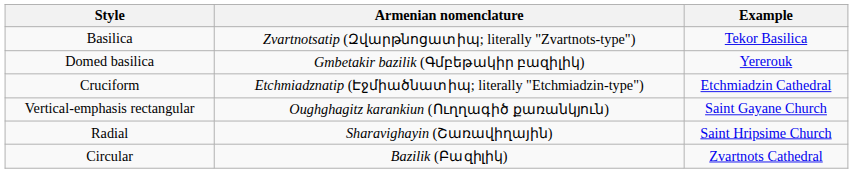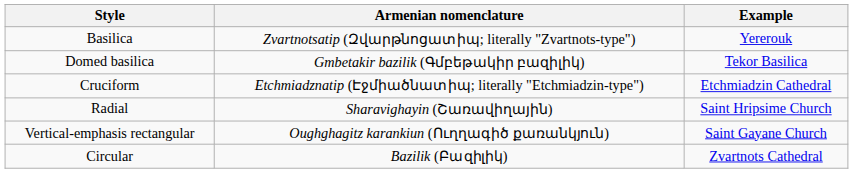(766, 38) Tekor Basilica -> (766, 38) Yererouk
(766, 62) Yererouk -> (766, 62) Tekor Basilica
rows swapped: (110, 109) <-> (110, 132)
